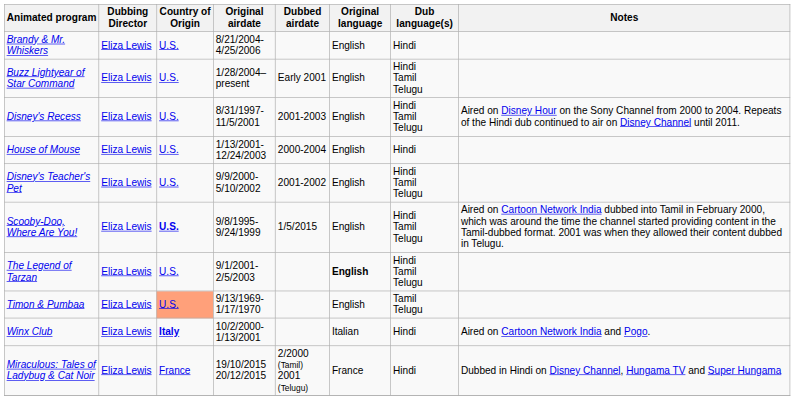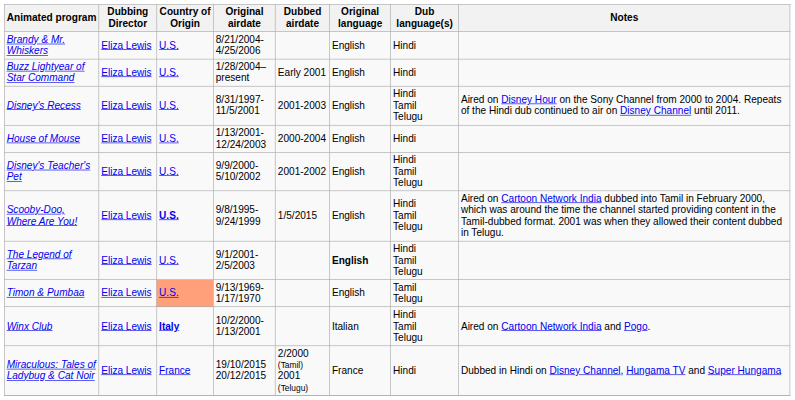(408, 78) Hindi Tamil Telugu -> (404, 72) Hindi
(404, 332) Hindi -> (408, 326) Hindi Tamil Telugu
